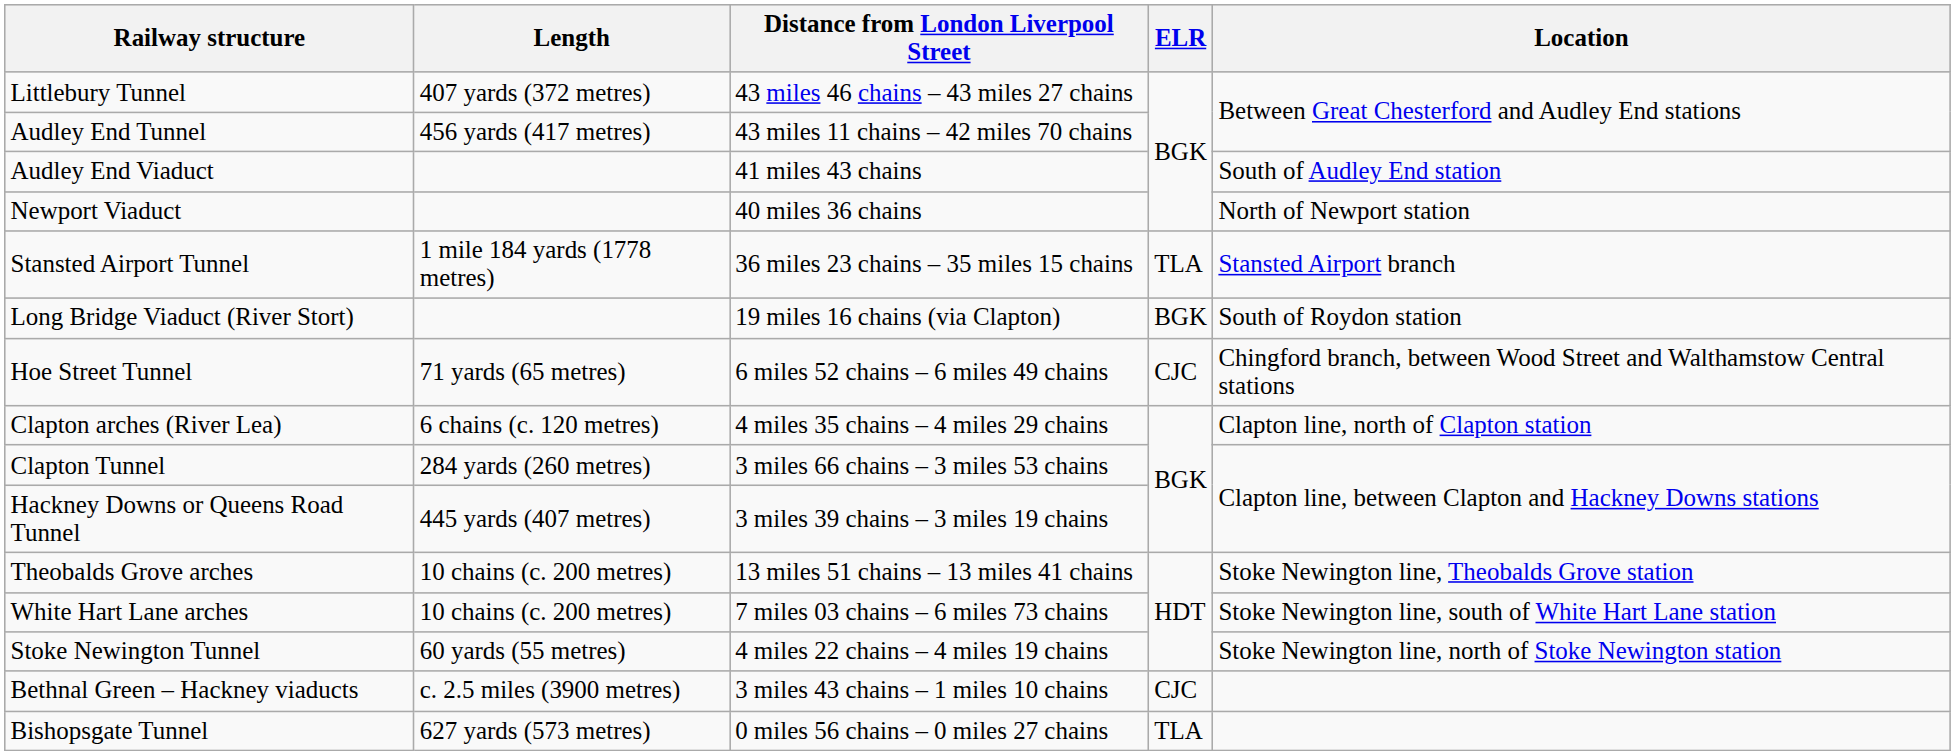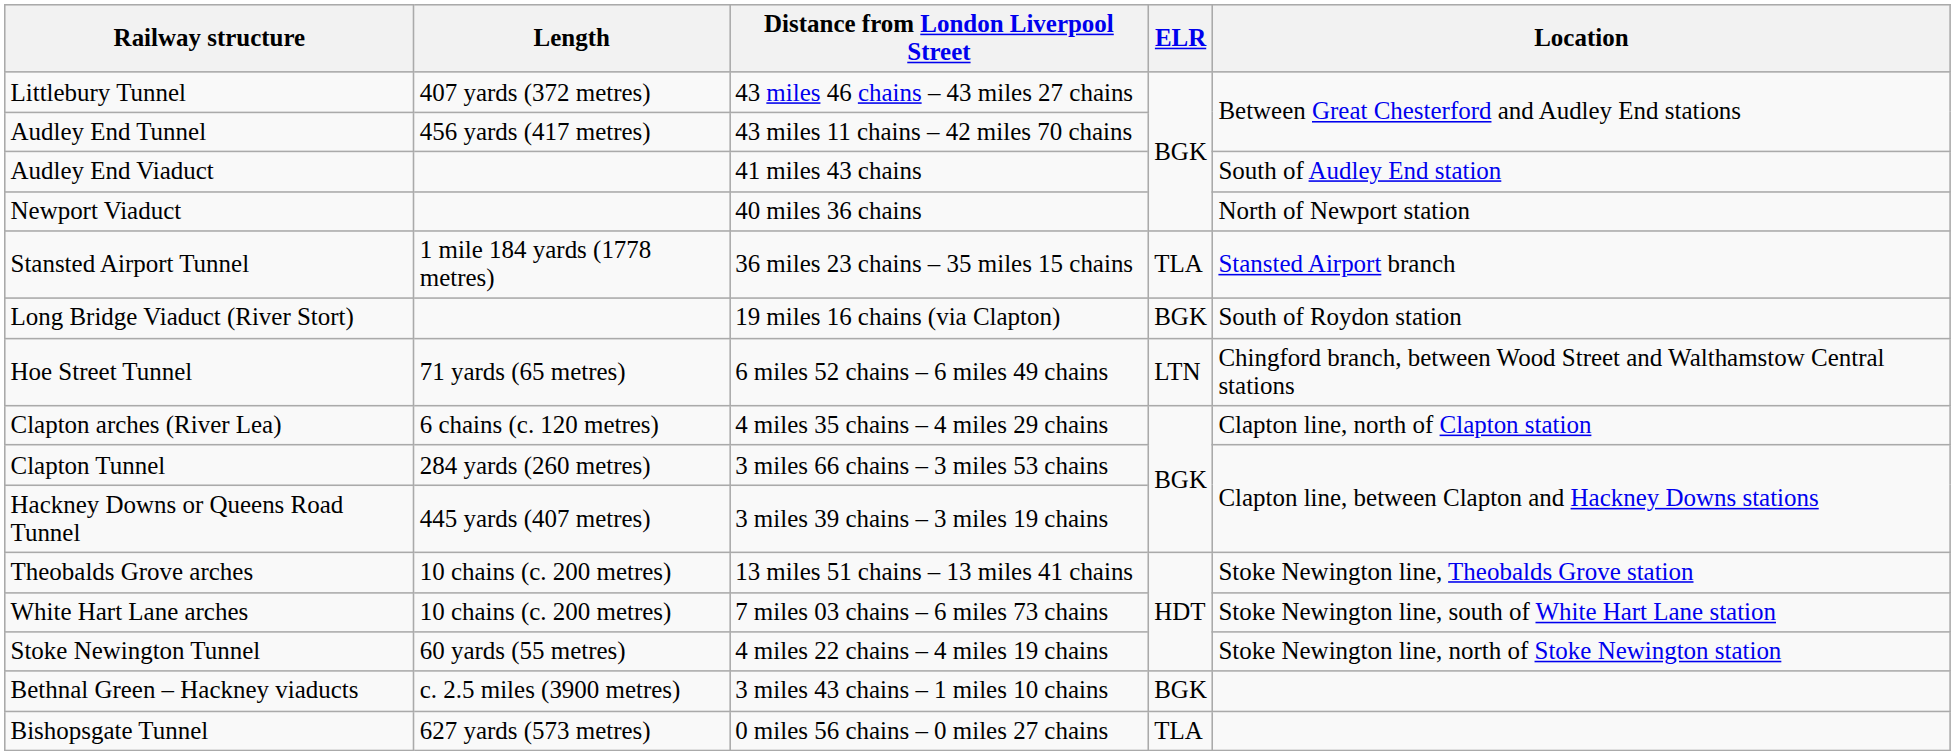(1176, 371) CJC -> (1177, 371) LTN
(1176, 690) CJC -> (1181, 690) BGK
